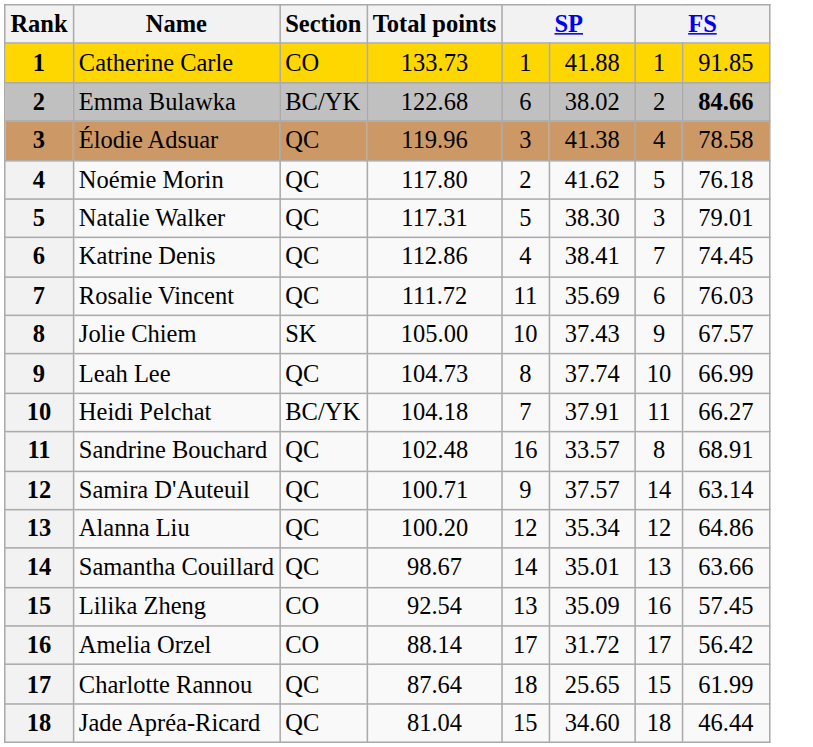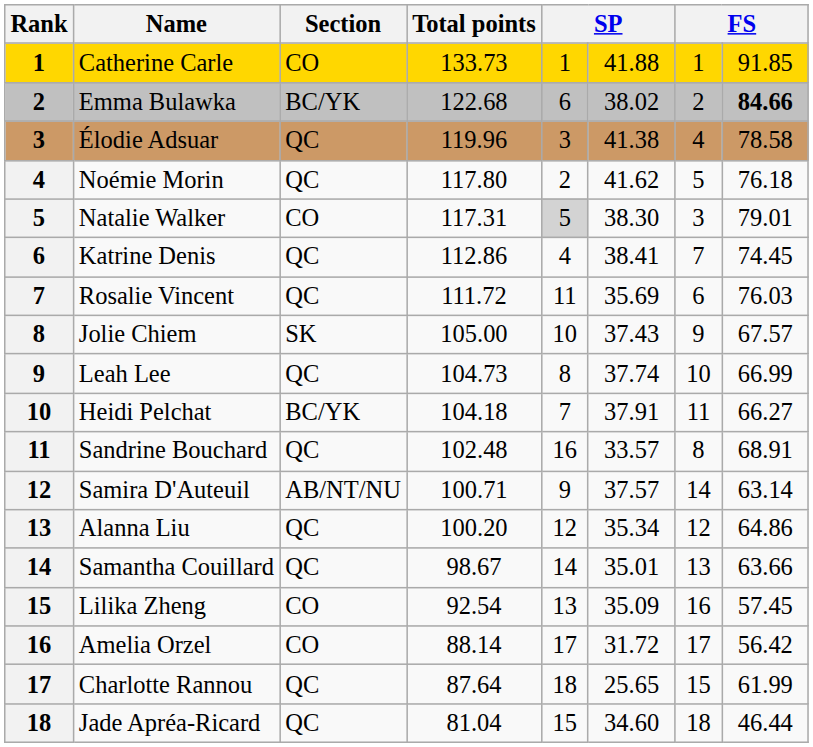(302, 218) QC -> (302, 218) CO
(525, 218) no background -> (565, 218) lightgrey background
(302, 489) QC -> (343, 489) AB/NT/NU
